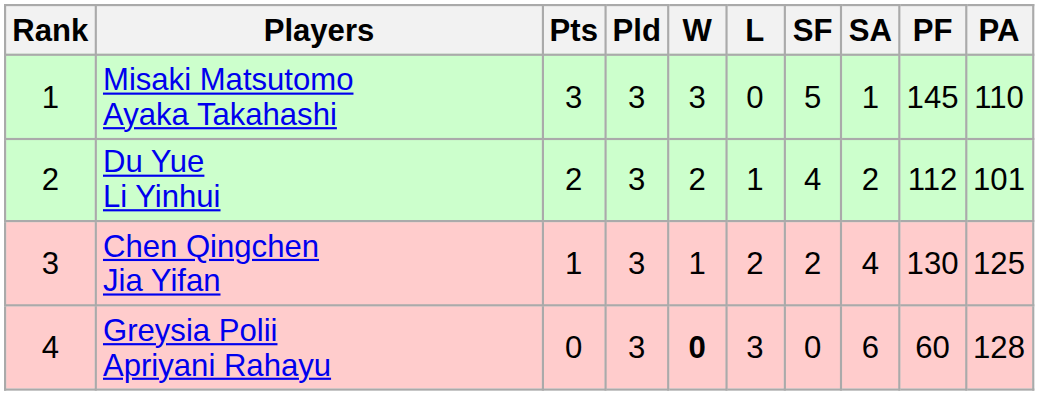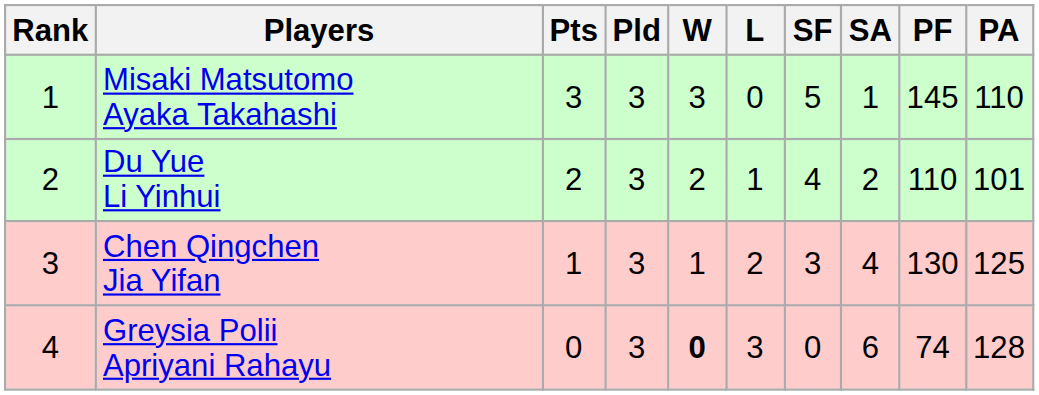(933, 180) 112 -> (933, 180) 110
(813, 264) 2 -> (813, 264) 3
(933, 348) 60 -> (933, 348) 74
